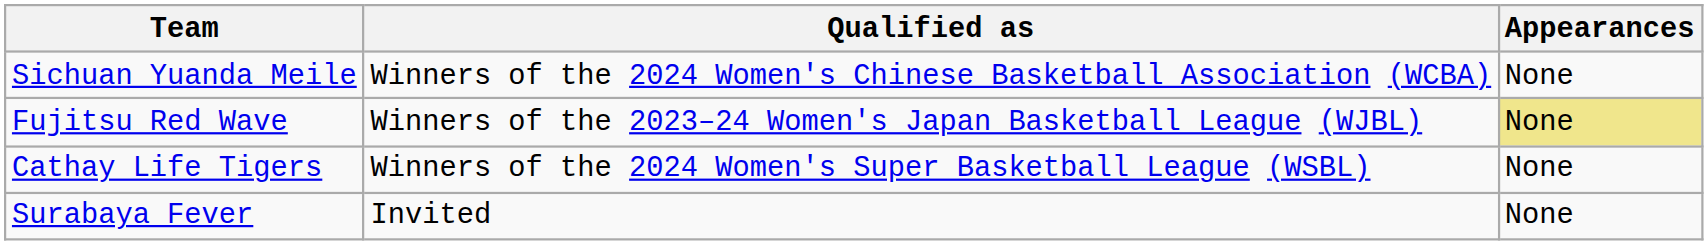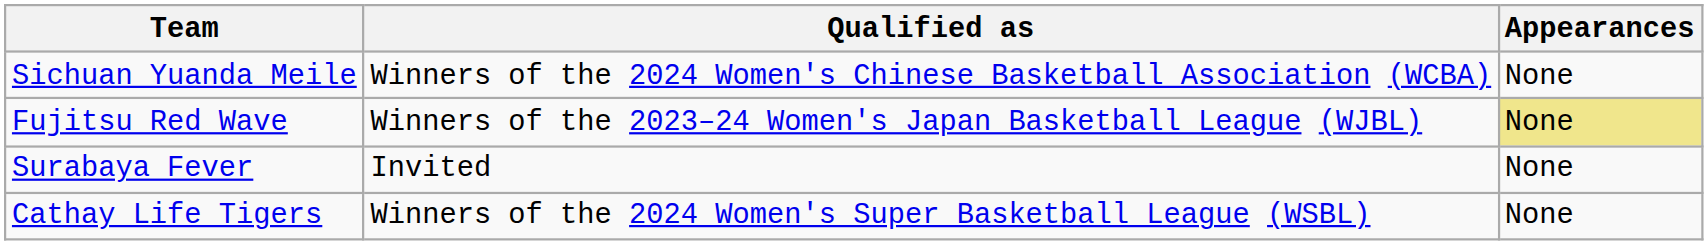rows swapped: (167, 169) <-> (133, 216)
